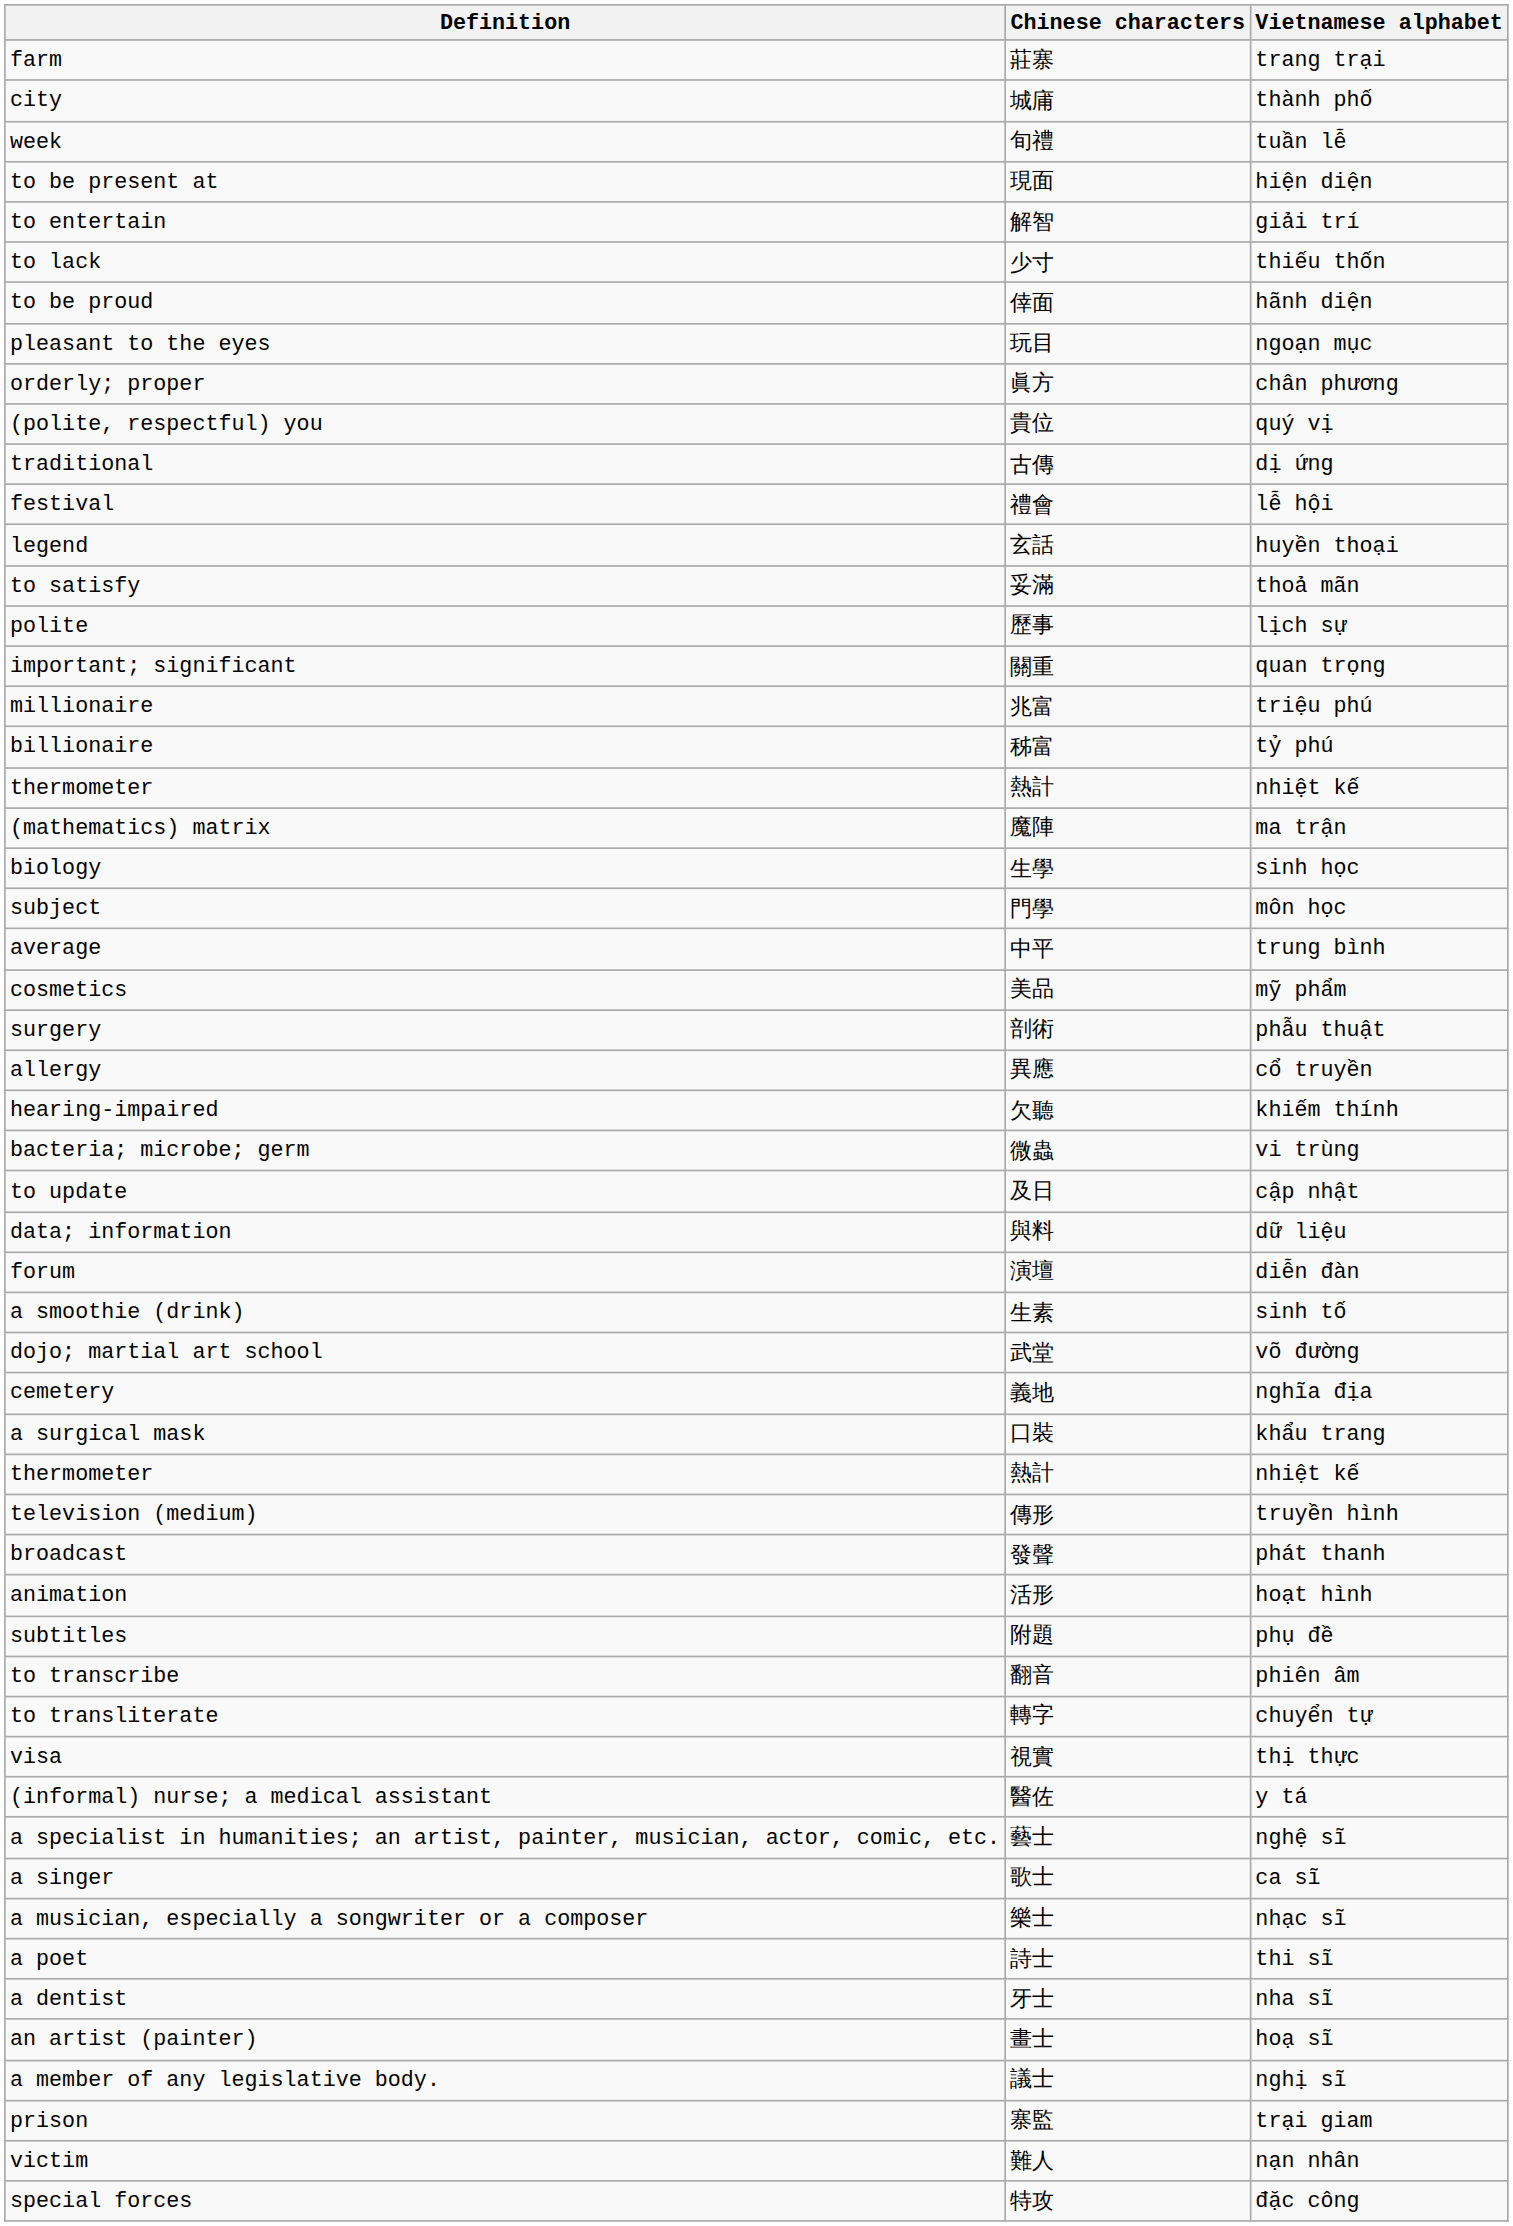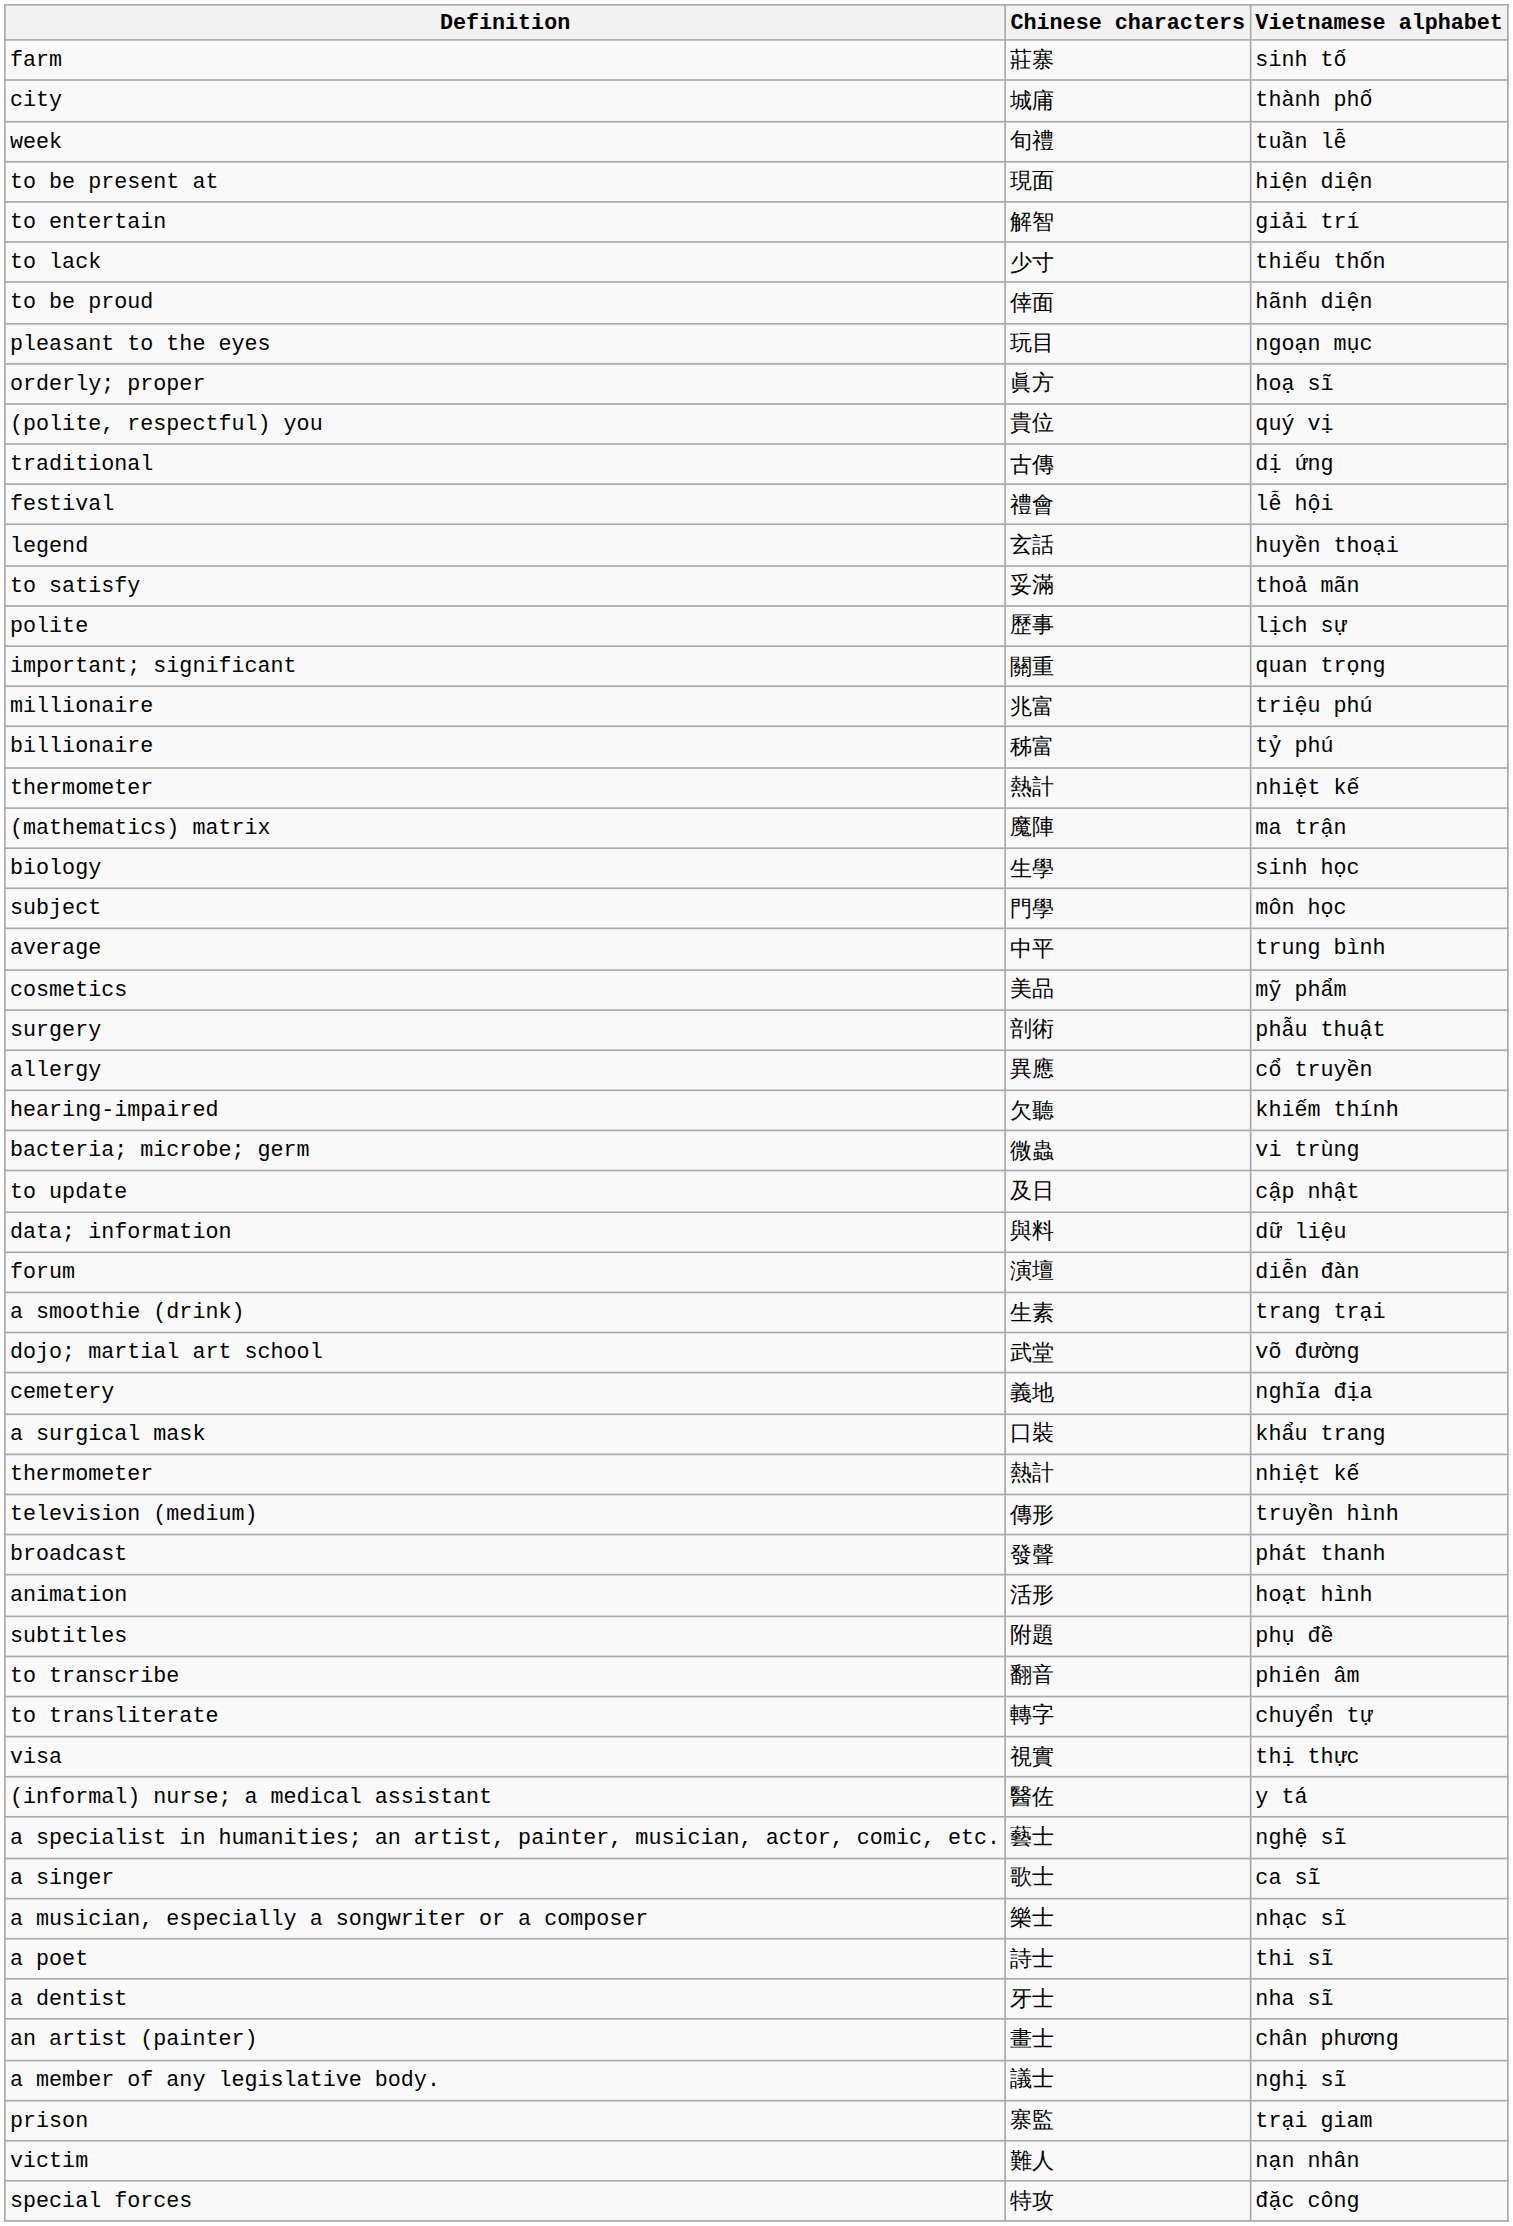(1320, 60) trang trại -> (1301, 60) sinh tố
(1327, 384) chân phương -> (1294, 384) hoạ sĩ
(1301, 1313) sinh tố -> (1320, 1313) trang trại
(1294, 2040) hoạ sĩ -> (1327, 2040) chân phương
